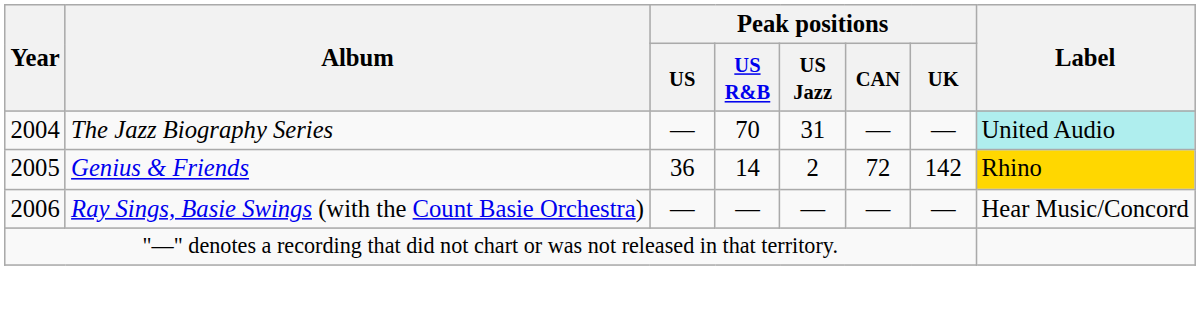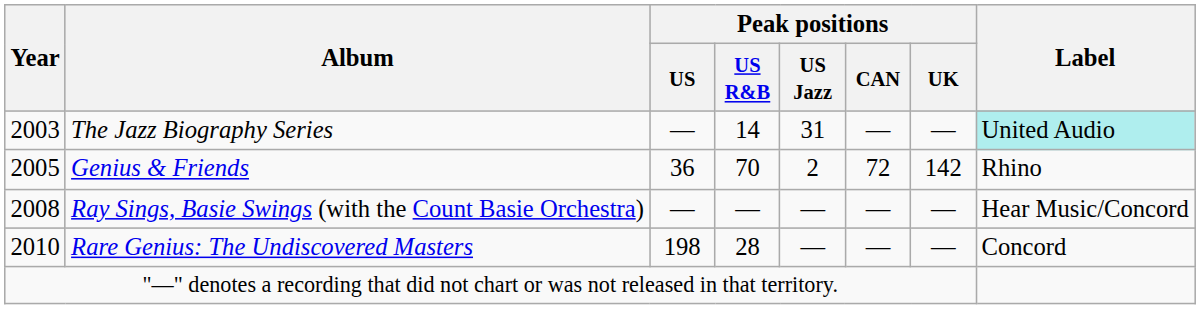(35, 129) 2004 -> (35, 129) 2003
(747, 129) 70 -> (747, 129) 14
(747, 168) 14 -> (747, 168) 70
(1012, 168) gold background -> (1012, 168) no background
(35, 208) 2006 -> (35, 208) 2008
+ row: (272, 247)
